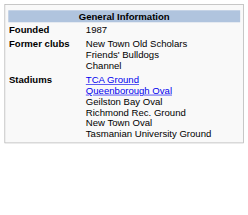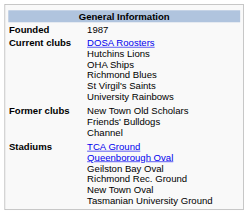+ row: (40, 43)
